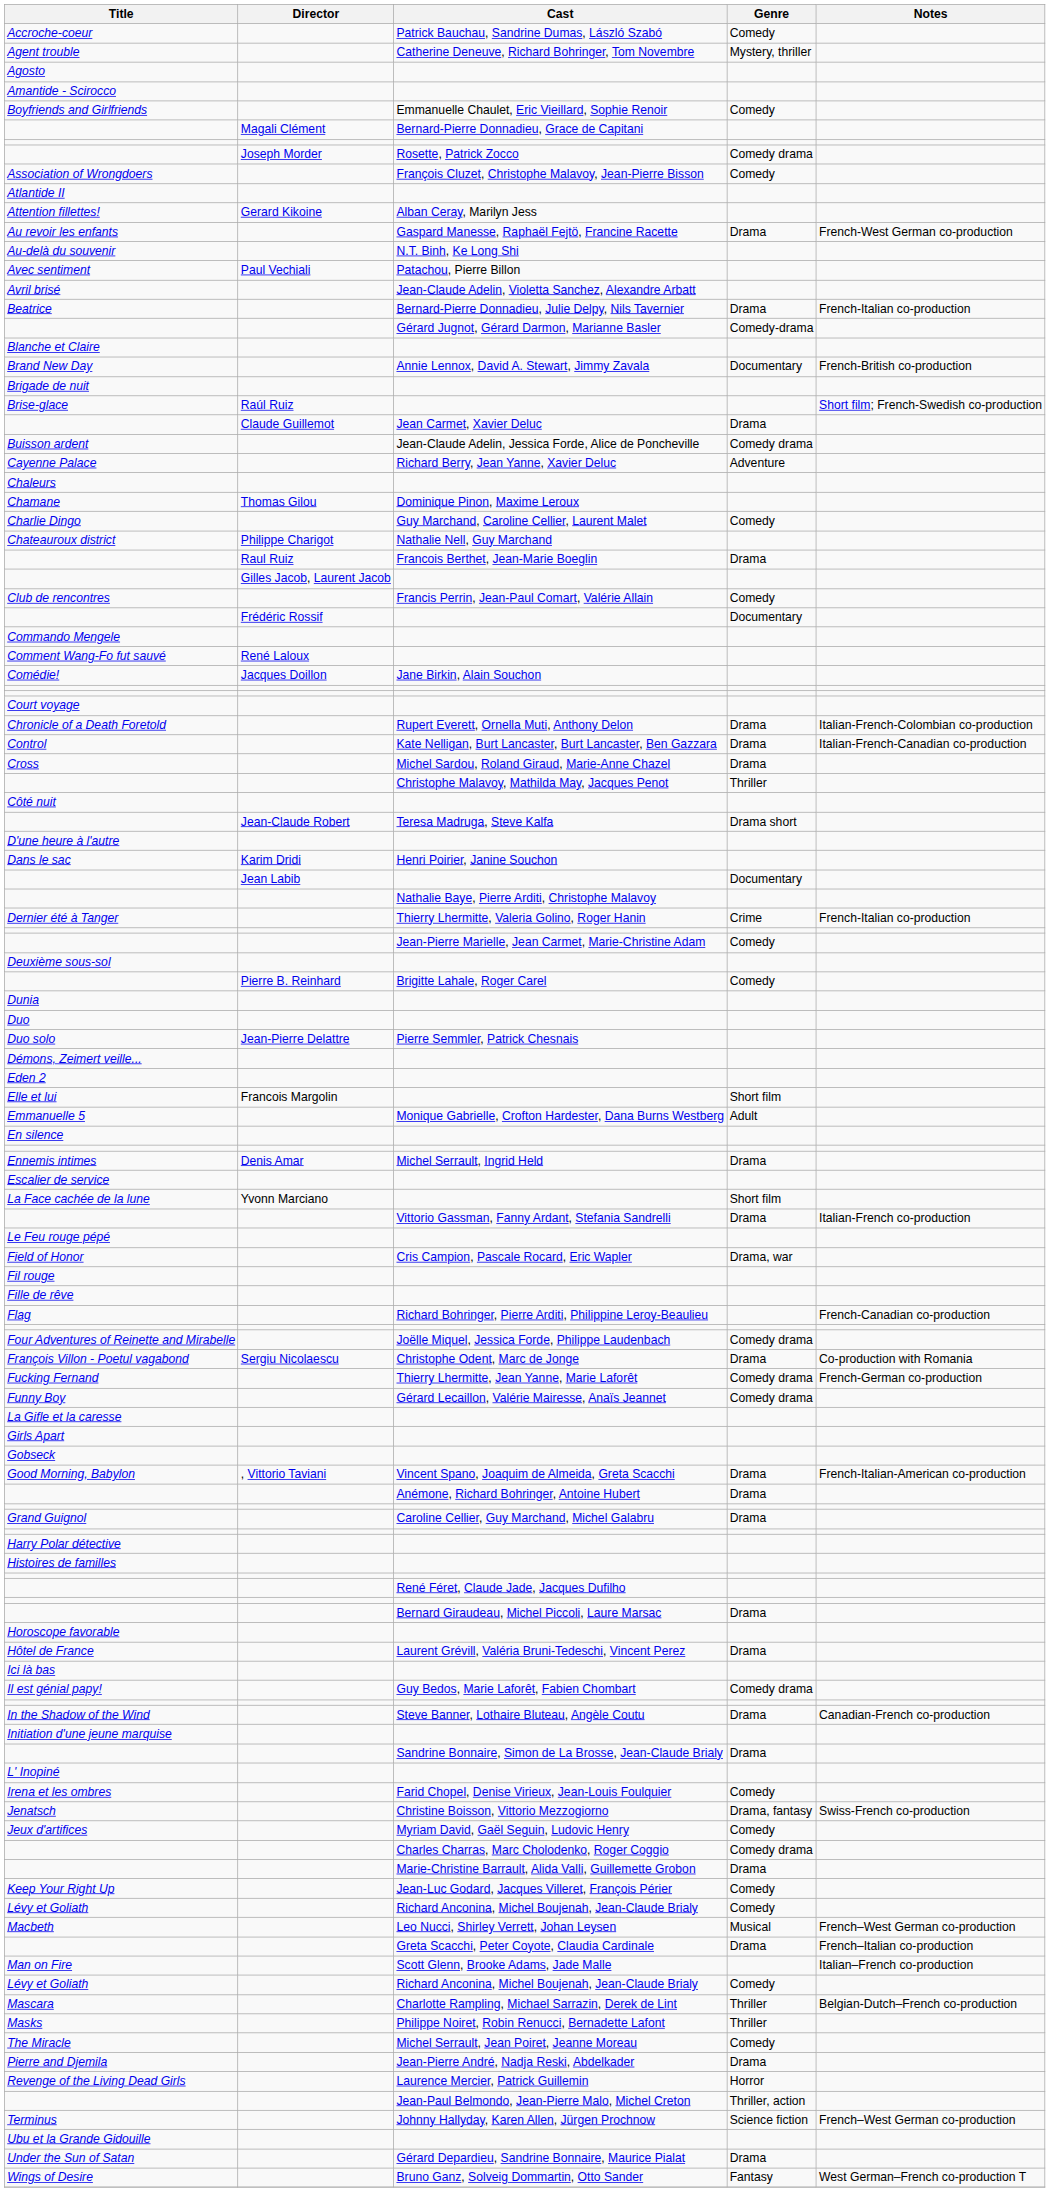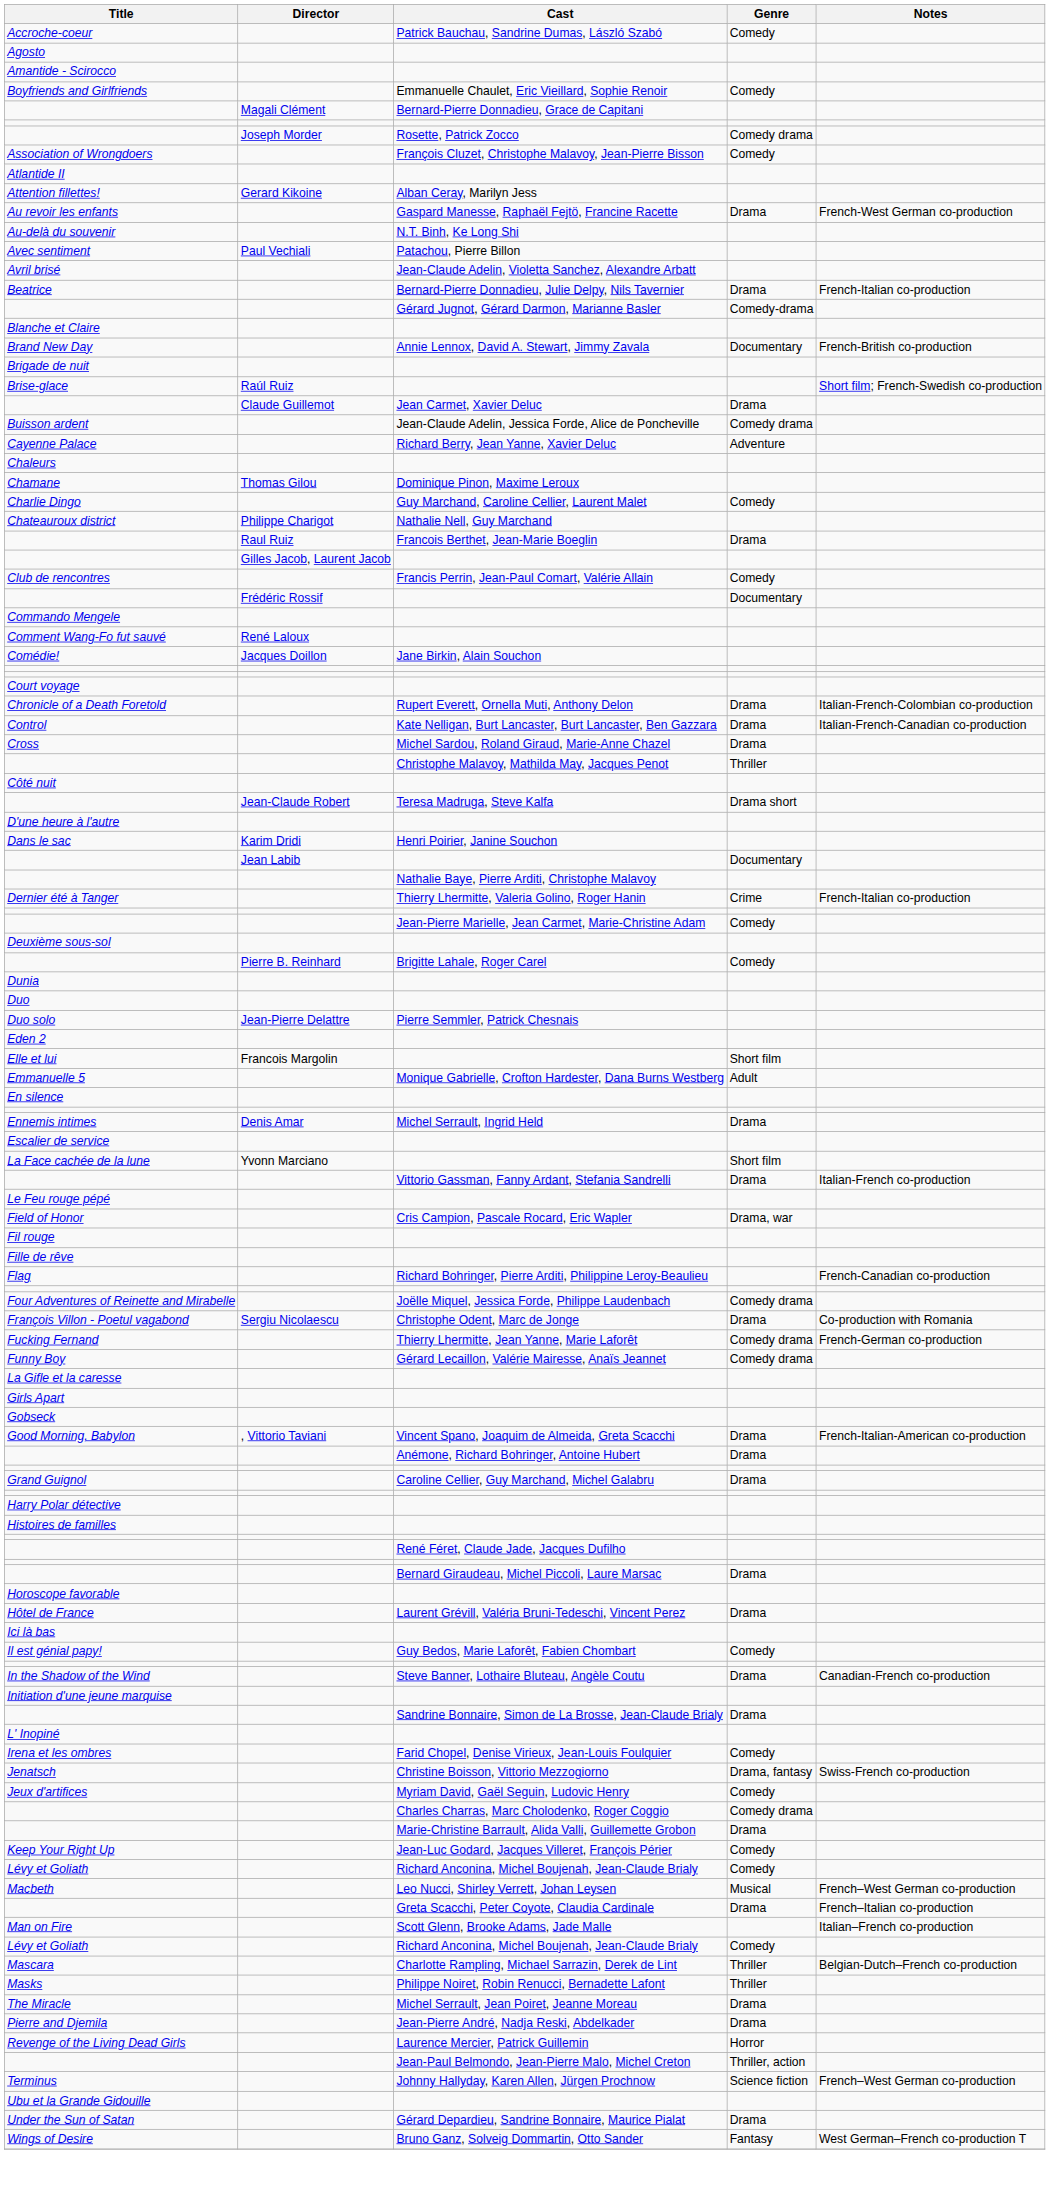- row: (43, 52)
- row: (74, 1058)
(771, 1690) Comedy drama -> (752, 1651) Comedy
(752, 2042) Comedy -> (748, 2004) Drama
